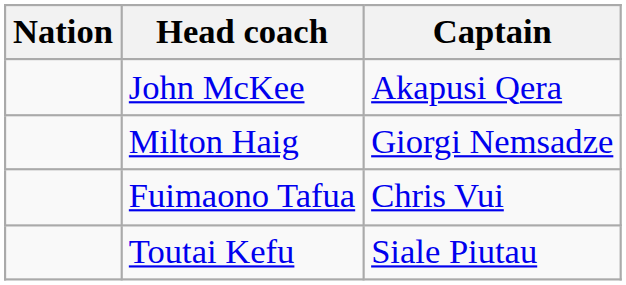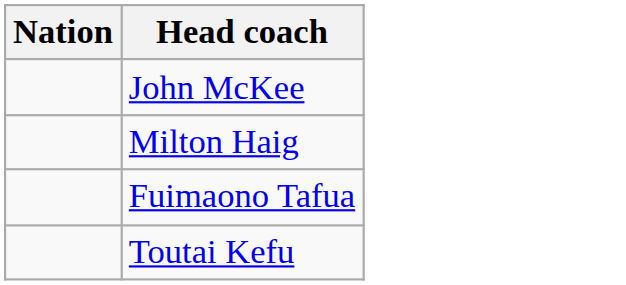- column: (492, 31)
